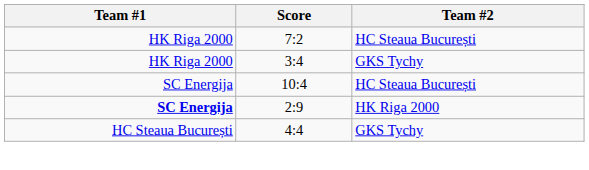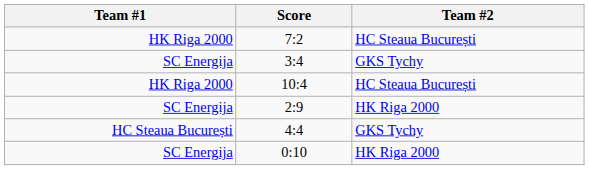(191, 61) HK Riga 2000 -> (198, 61) SC Energija
(198, 84) SC Energija -> (191, 84) HK Riga 2000
(195, 107) bold -> (198, 107) normal
+ row: (294, 152)
